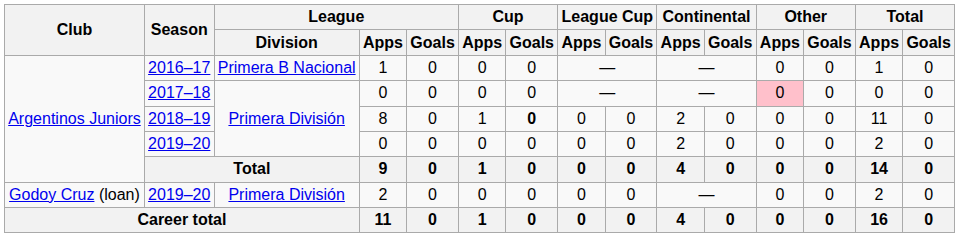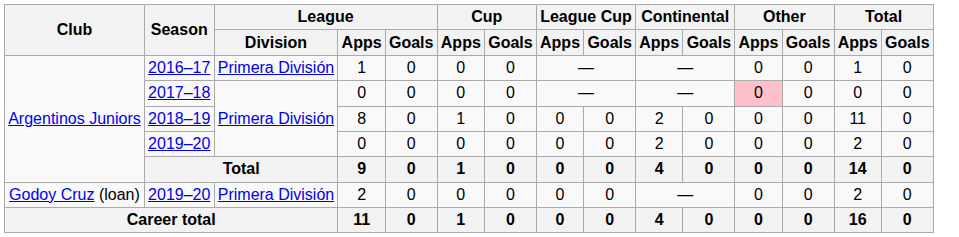(287, 67) Primera B Nacional -> (276, 67) Primera División
(532, 118) bold -> (510, 118) normal
